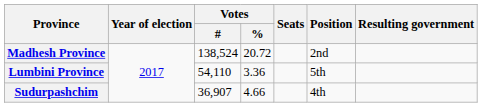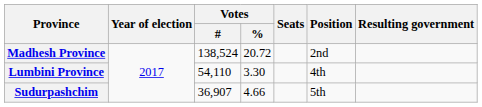(254, 72) 3.36 -> (254, 72) 3.30
(318, 72) 5th -> (318, 72) 4th
(318, 92) 4th -> (318, 92) 5th
